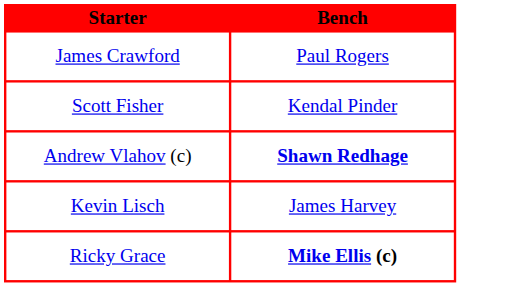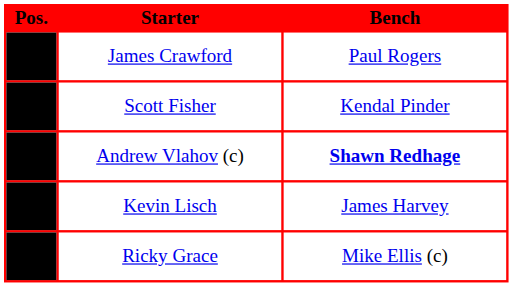+ column: (31, 18)
(343, 256) bold -> (395, 256) normal
